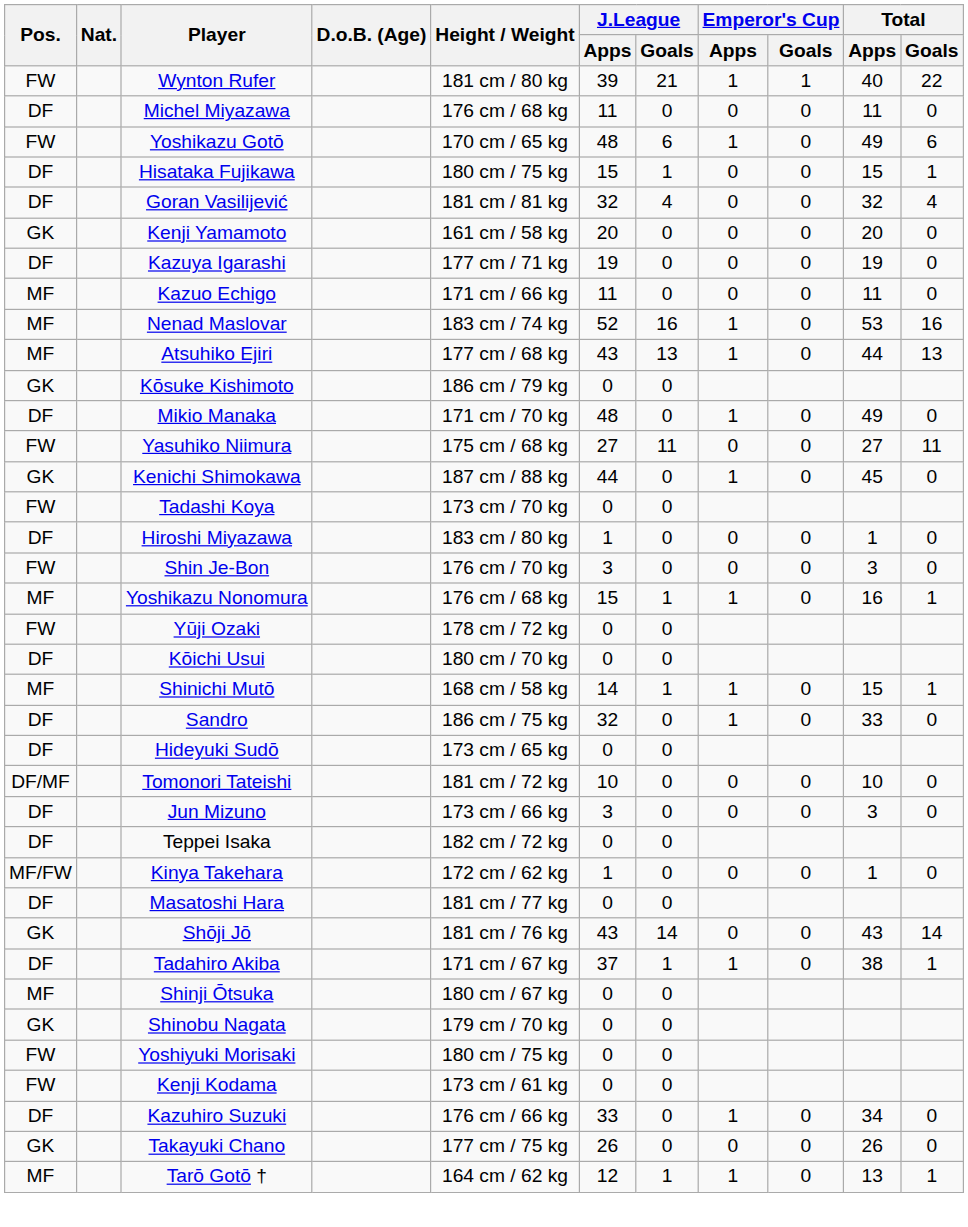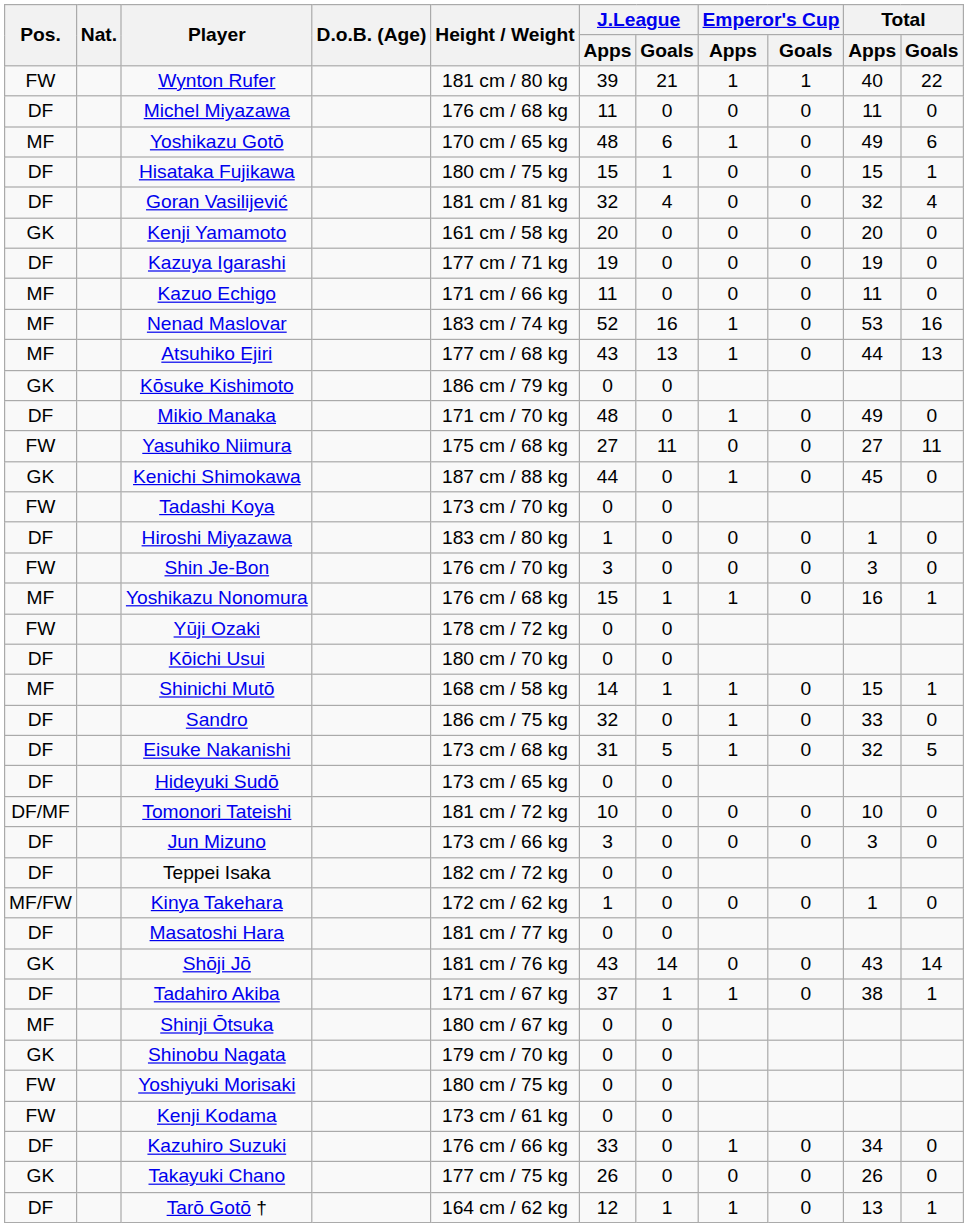(40, 141) FW -> (40, 141) MF
+ row: (217, 750)
(40, 1176) MF -> (40, 1207) DF
